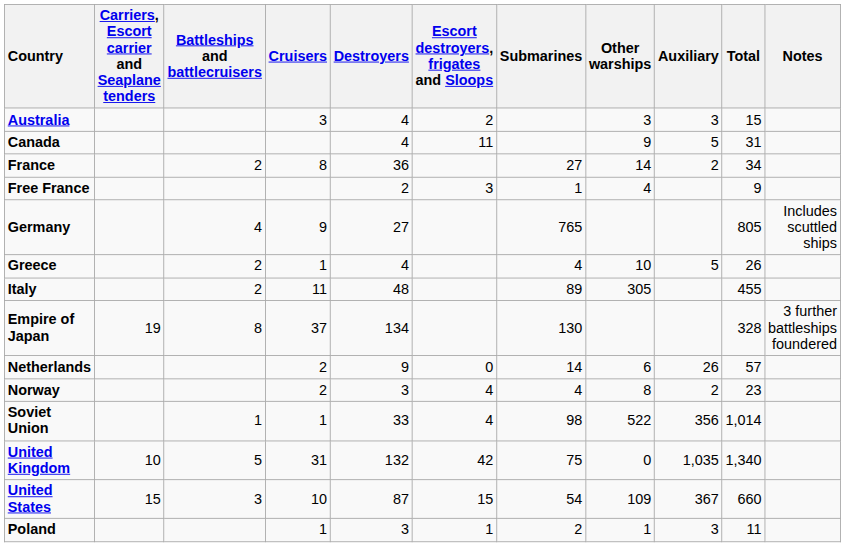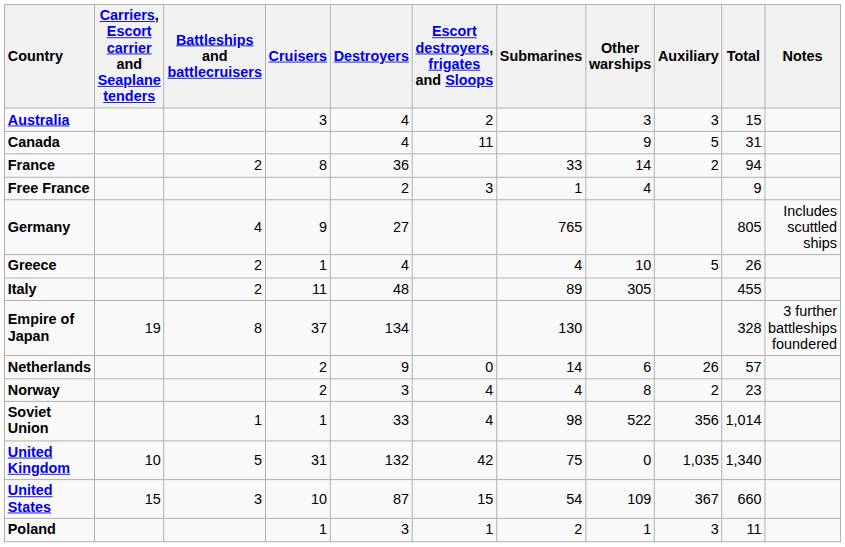(574, 165) 27 -> (574, 165) 33
(753, 165) 34 -> (753, 165) 94
